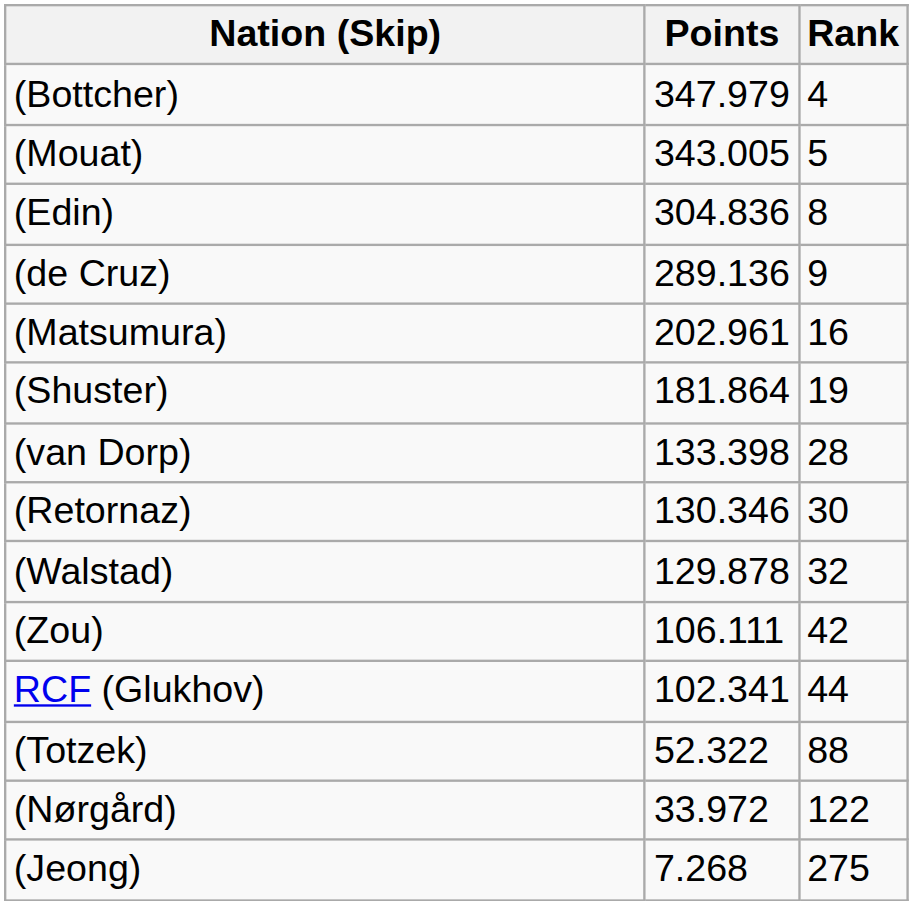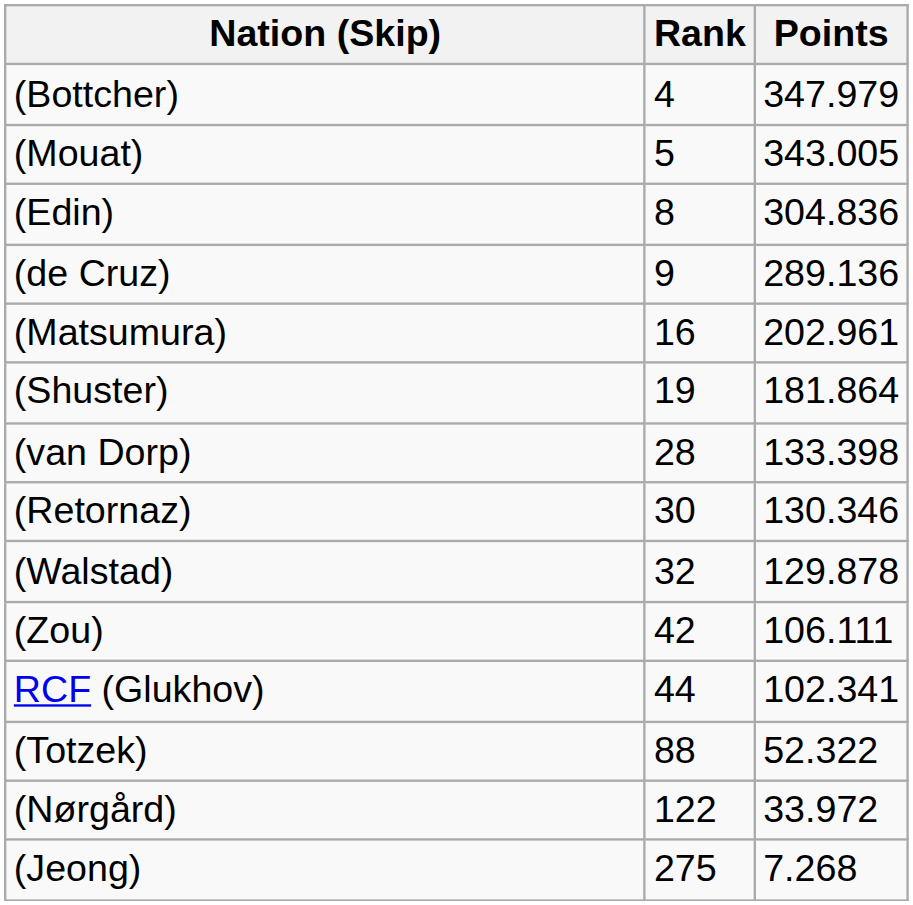columns swapped: (853, 34) <-> (722, 34)
